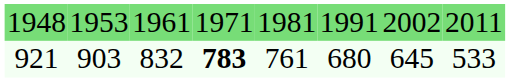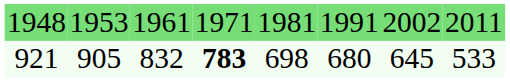(99, 58) 903 -> (99, 58) 905
(287, 58) 761 -> (287, 58) 698
